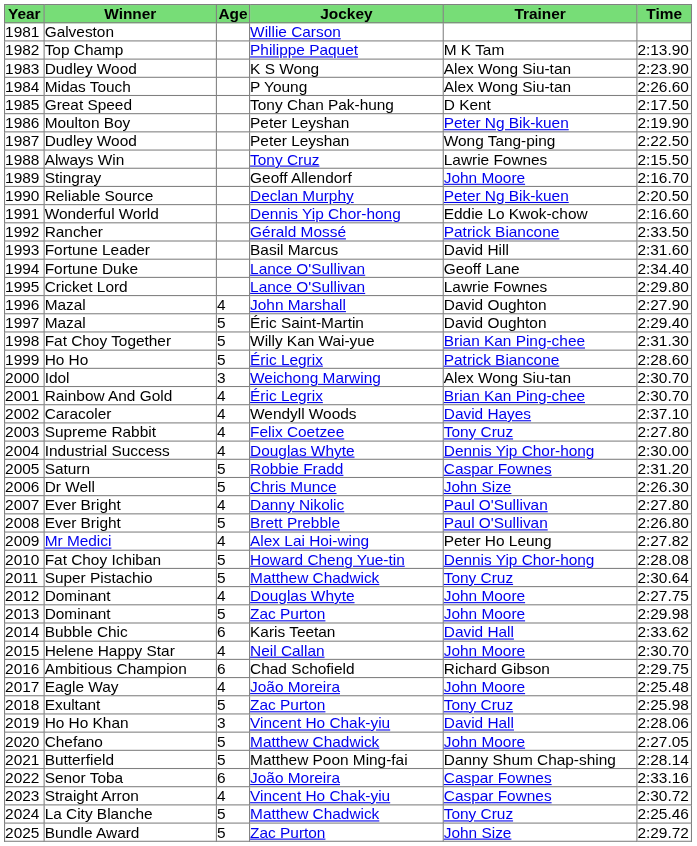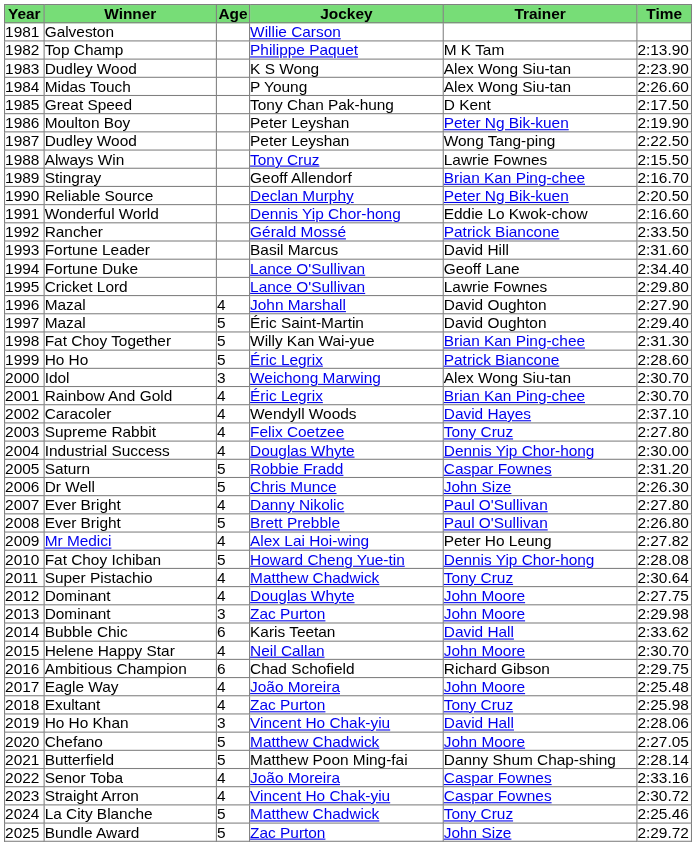(484, 177) John Moore -> (514, 177) Brian Kan Ping-chee
(221, 578) 5 -> (221, 578) 4
(221, 614) 5 -> (221, 614) 3
(221, 705) 5 -> (221, 705) 4
(221, 778) 6 -> (221, 778) 4
